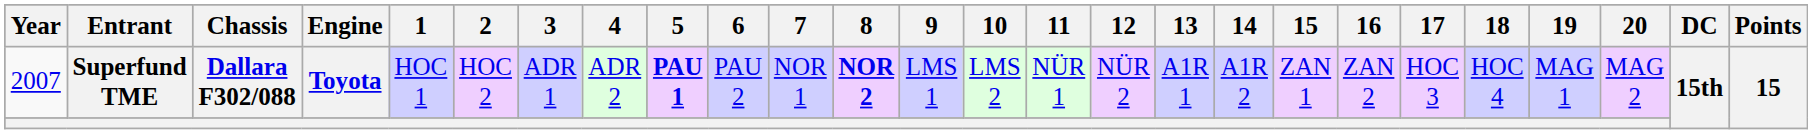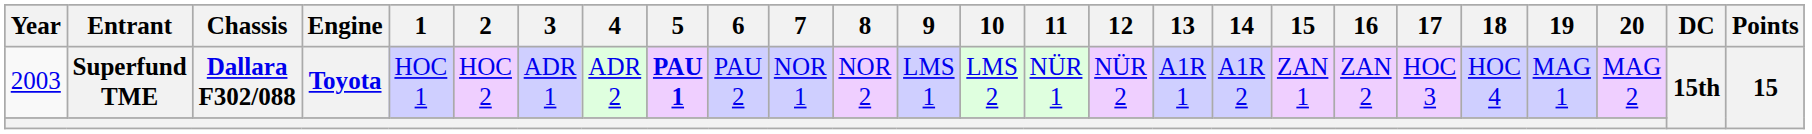(36, 81) 2007 -> (36, 81) 2003
(866, 81) bold -> (865, 81) normal
